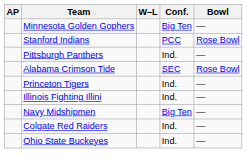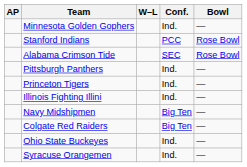(177, 26) Big Ten -> (169, 26) Ind.
rows swapped: (69, 69) <-> (63, 55)
(169, 127) Ind. -> (177, 127) Big Ten
+ row: (67, 155)
